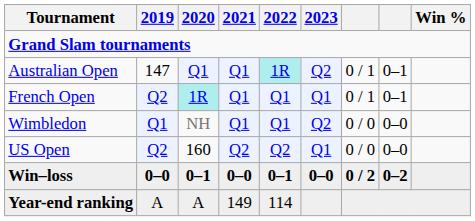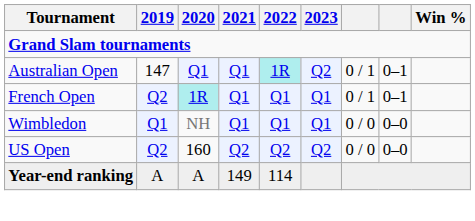(321, 123) Q2 -> (321, 123) Q1
(321, 149) Q1 -> (321, 149) Q2
- row: (41, 176)
